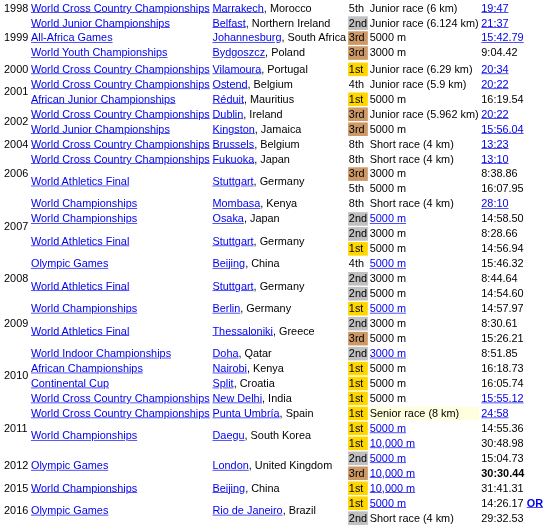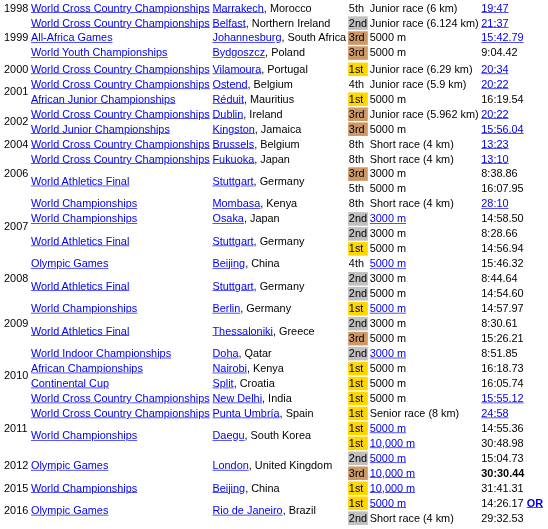(100, 23) World Junior Championships -> (120, 23) World Cross Country Championships
(388, 53) 3000 m -> (388, 53) 5000 m
(388, 219) 5000 m -> (388, 219) 3000 m
(414, 413) lightyellow background -> (414, 413) no background
